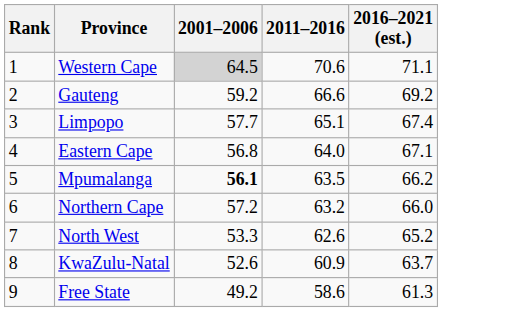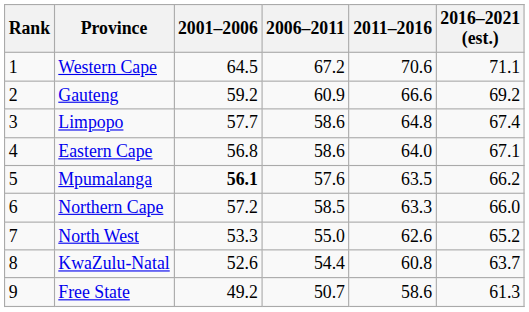+ column: (306, 28)
(242, 66) lightgrey background -> (242, 66) no background
(329, 123) 65.1 -> (417, 123) 64.8
(329, 207) 63.2 -> (417, 207) 63.3
(329, 263) 60.9 -> (417, 263) 60.8
